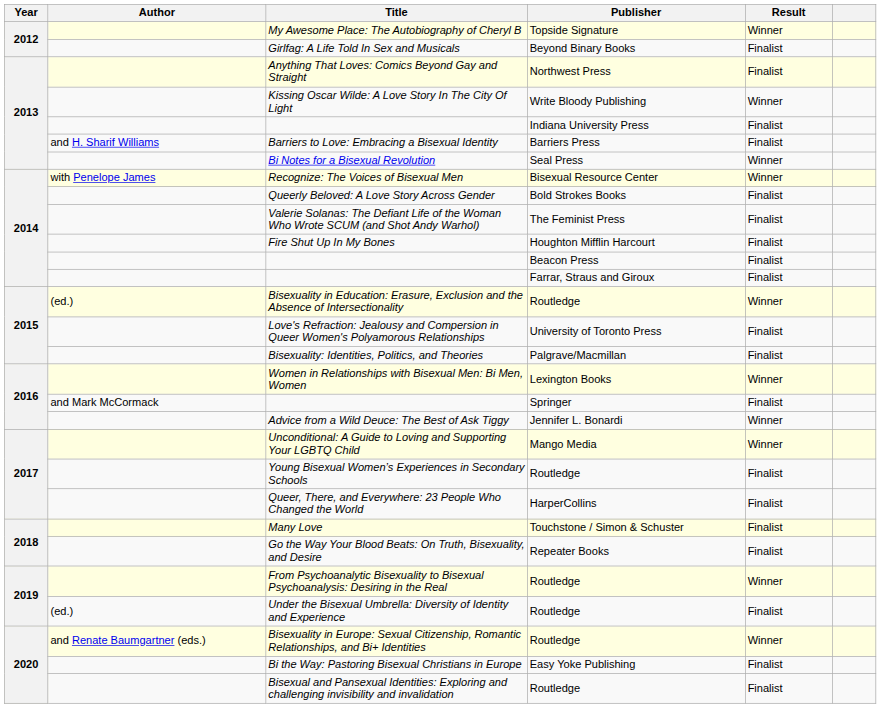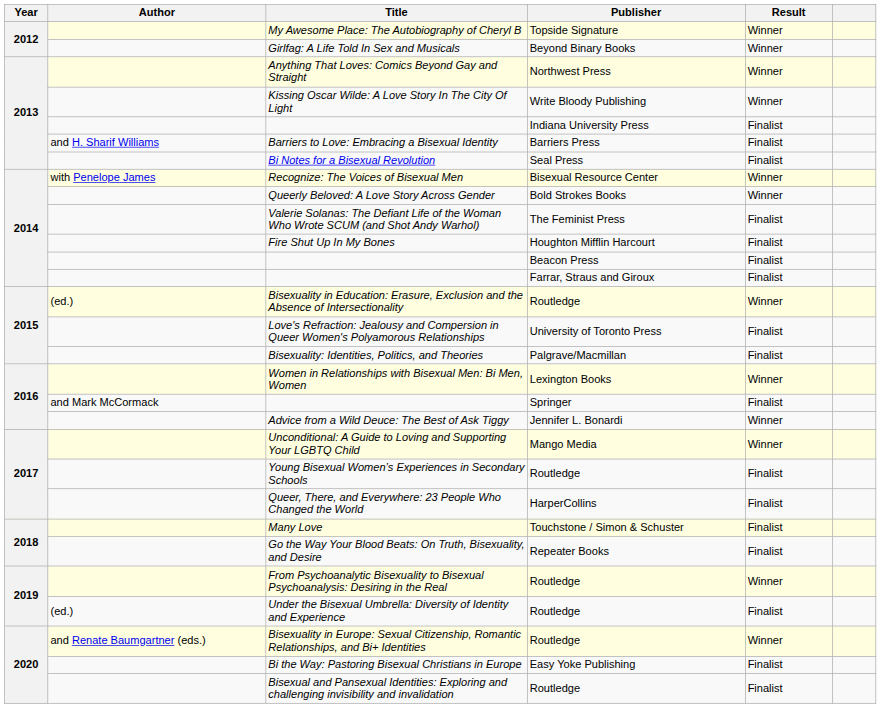(765, 48) Finalist -> (765, 48) Winner
(765, 71) Finalist -> (765, 71) Winner
(765, 160) Winner -> (765, 160) Finalist
(765, 195) Finalist -> (765, 195) Winner
